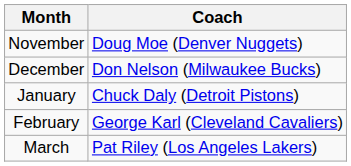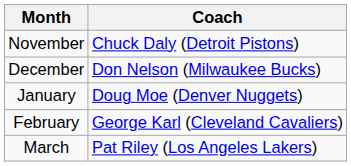(197, 43) Doug Moe (Denver Nuggets) -> (195, 43) Chuck Daly (Detroit Pistons)
(195, 95) Chuck Daly (Detroit Pistons) -> (197, 95) Doug Moe (Denver Nuggets)
